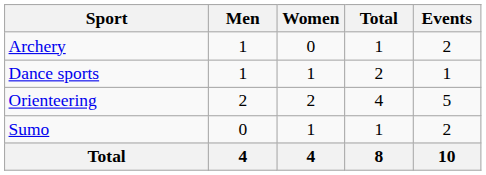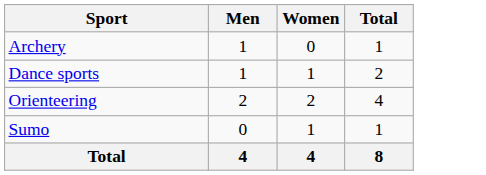- column: (447, 18)
